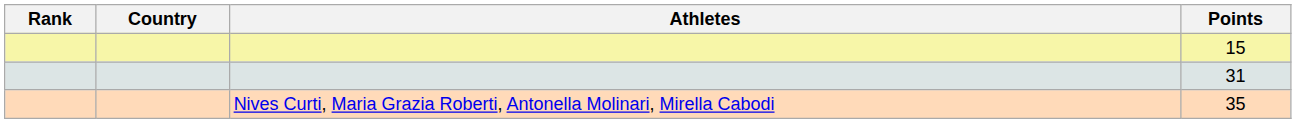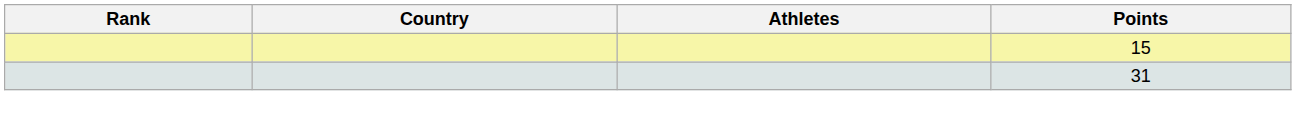- row: (1235, 105)
